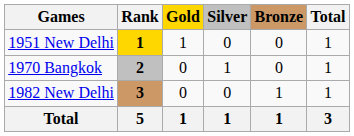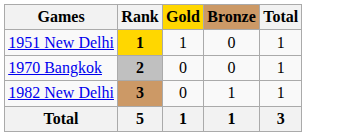- column: (227, 17)
